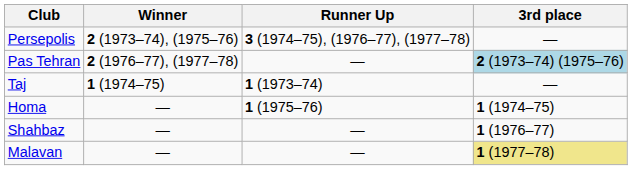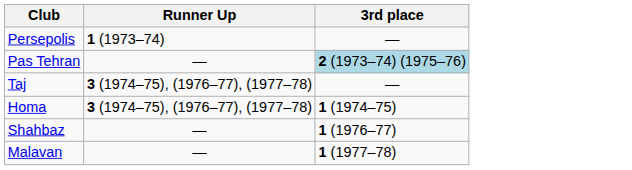- column: (163, 15)
(357, 38) 3 (1974–75), (1976–77), (1977–78) -> (126, 38) 1 (1973–74)
(284, 84) 1 (1973–74) -> (199, 84) 3 (1974–75), (1976–77), (1977–78)
(284, 107) 1 (1975–76) -> (199, 107) 3 (1974–75), (1976–77), (1977–78)
(515, 152) khaki background -> (357, 152) no background
